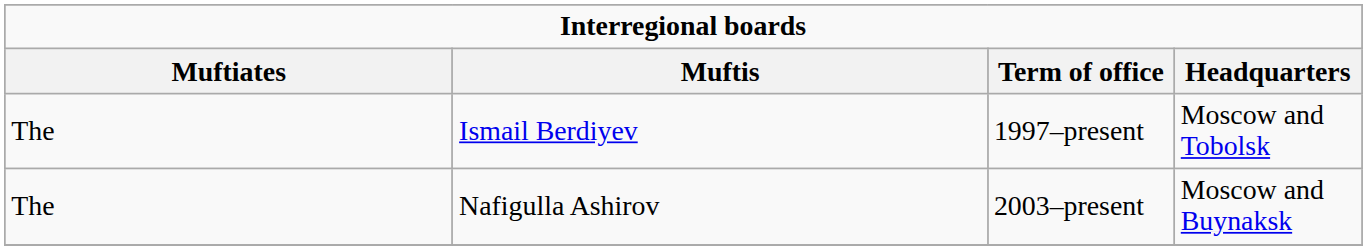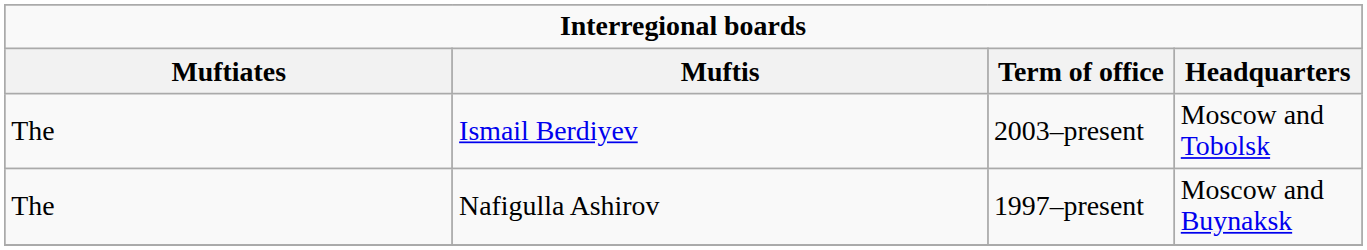(1069, 130) 1997–present -> (1069, 130) 2003–present
(1069, 206) 2003–present -> (1069, 206) 1997–present
